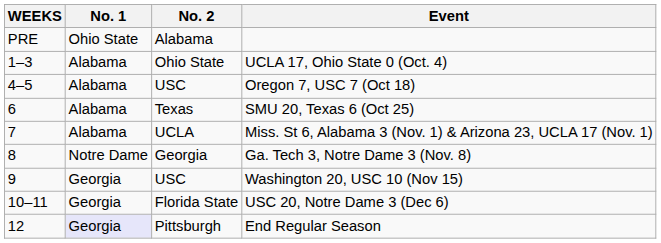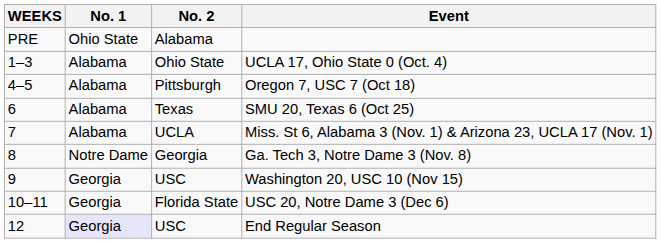(170, 86) USC -> (188, 86) Pittsburgh
(188, 226) Pittsburgh -> (170, 226) USC
